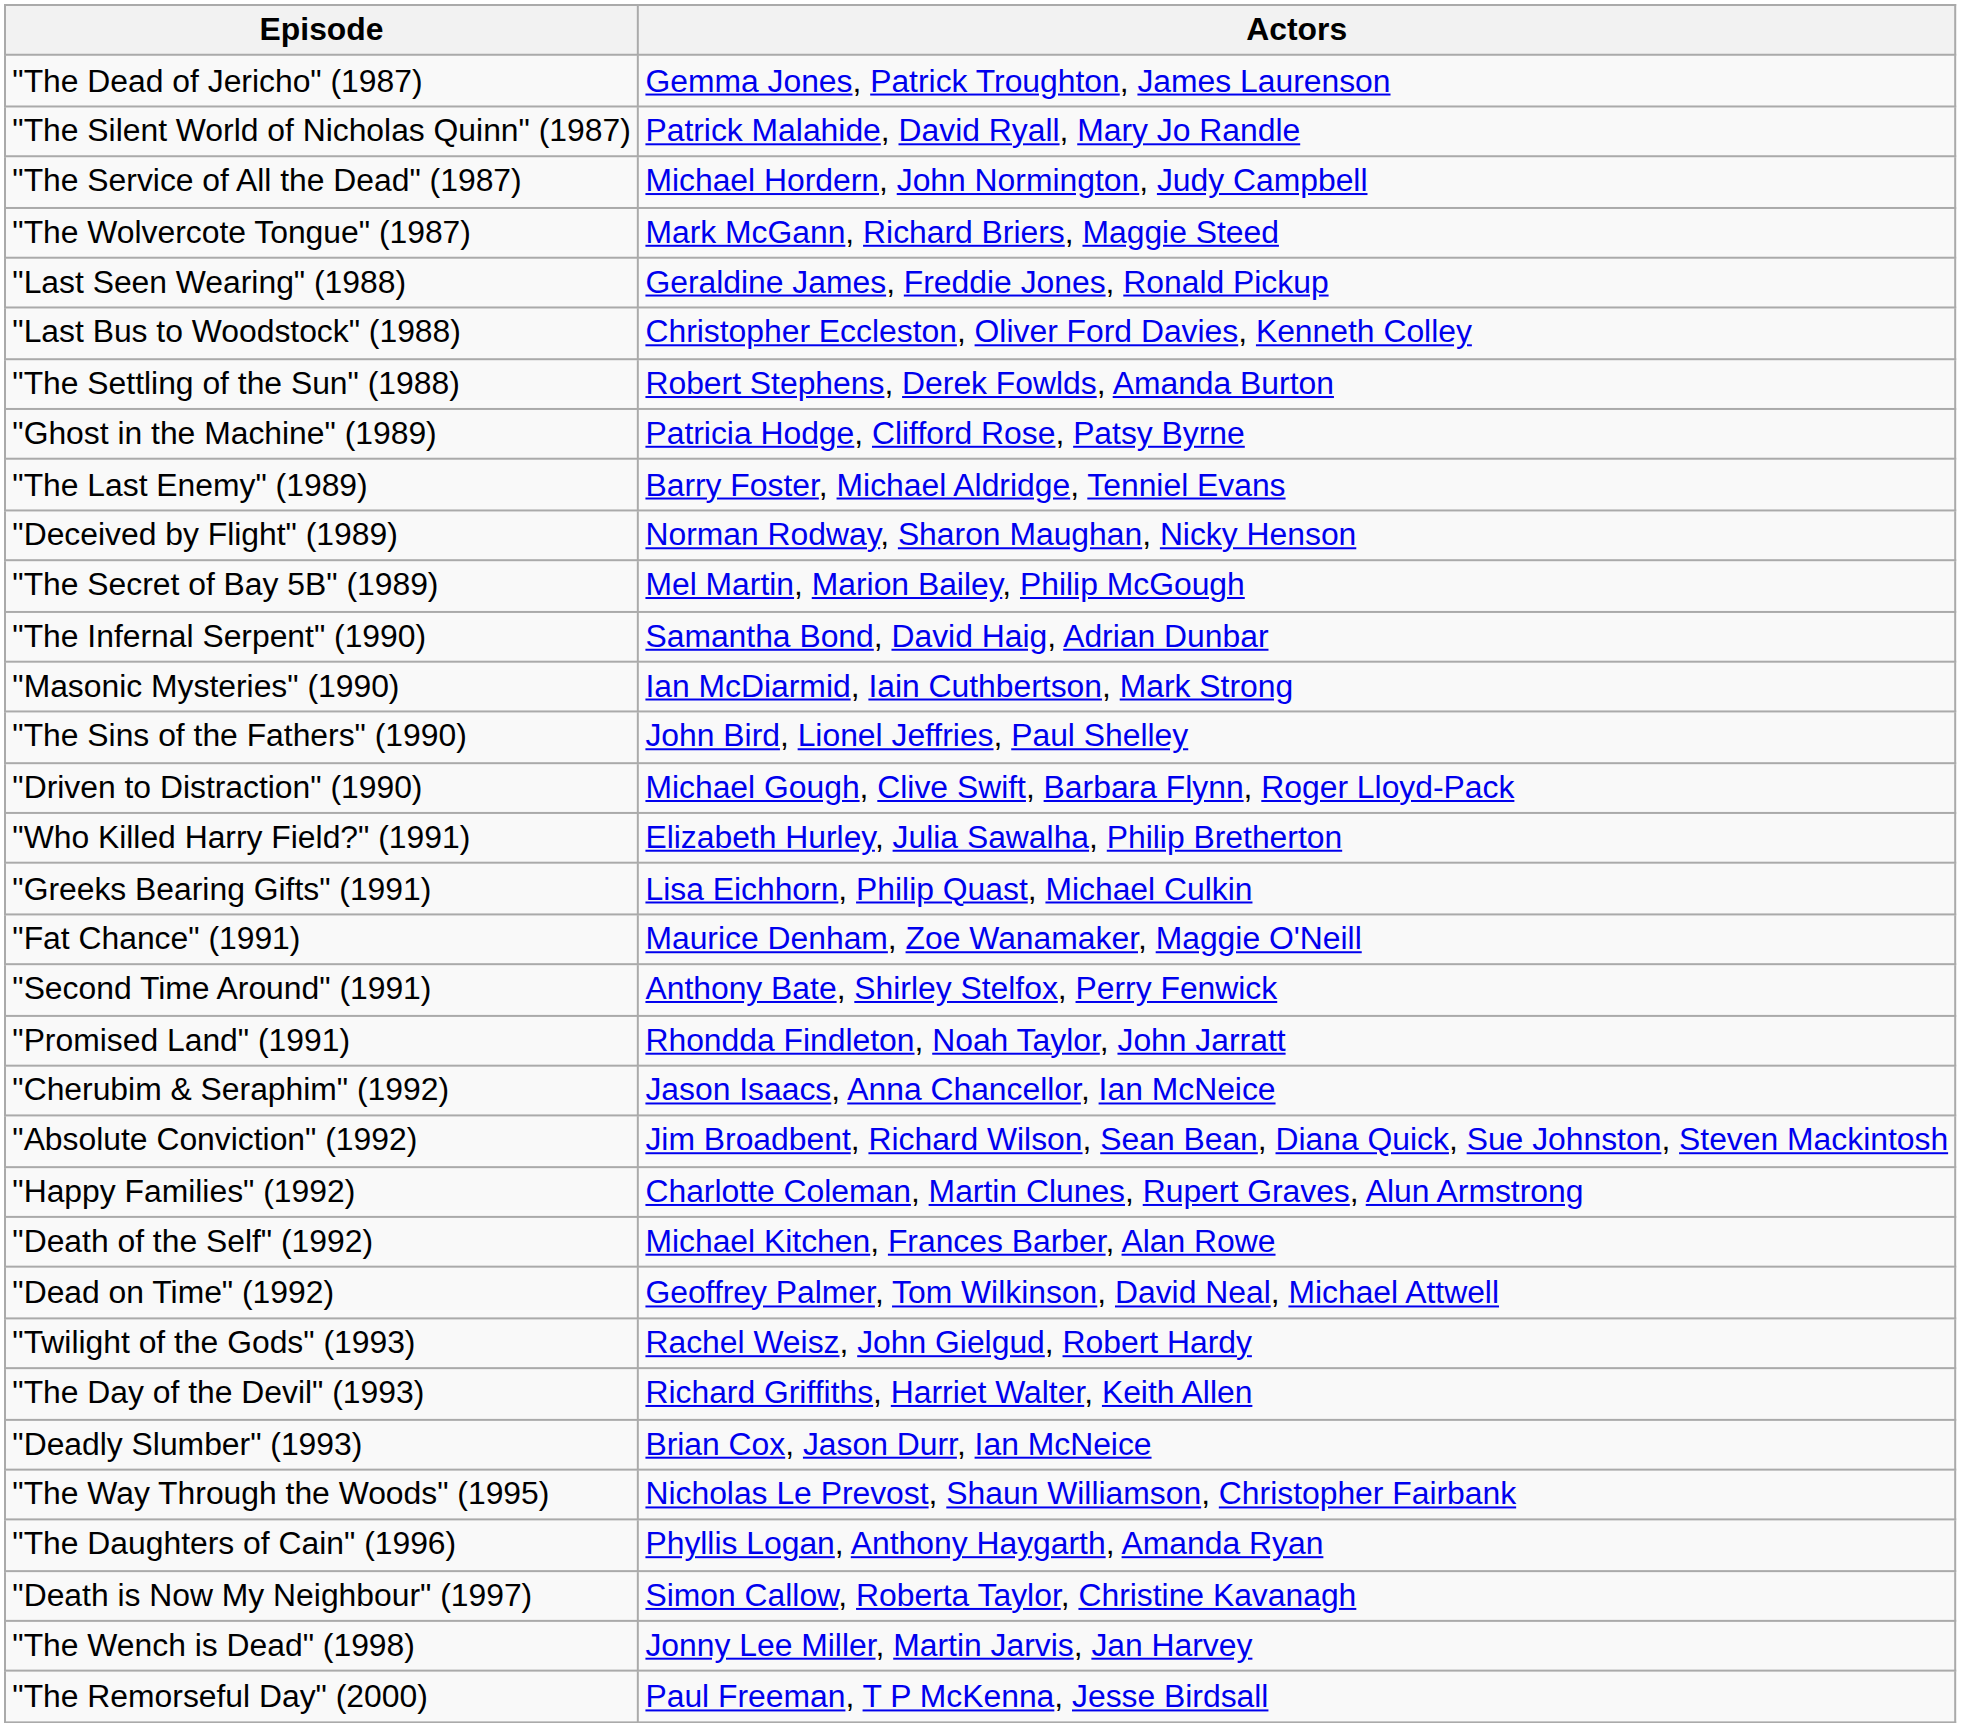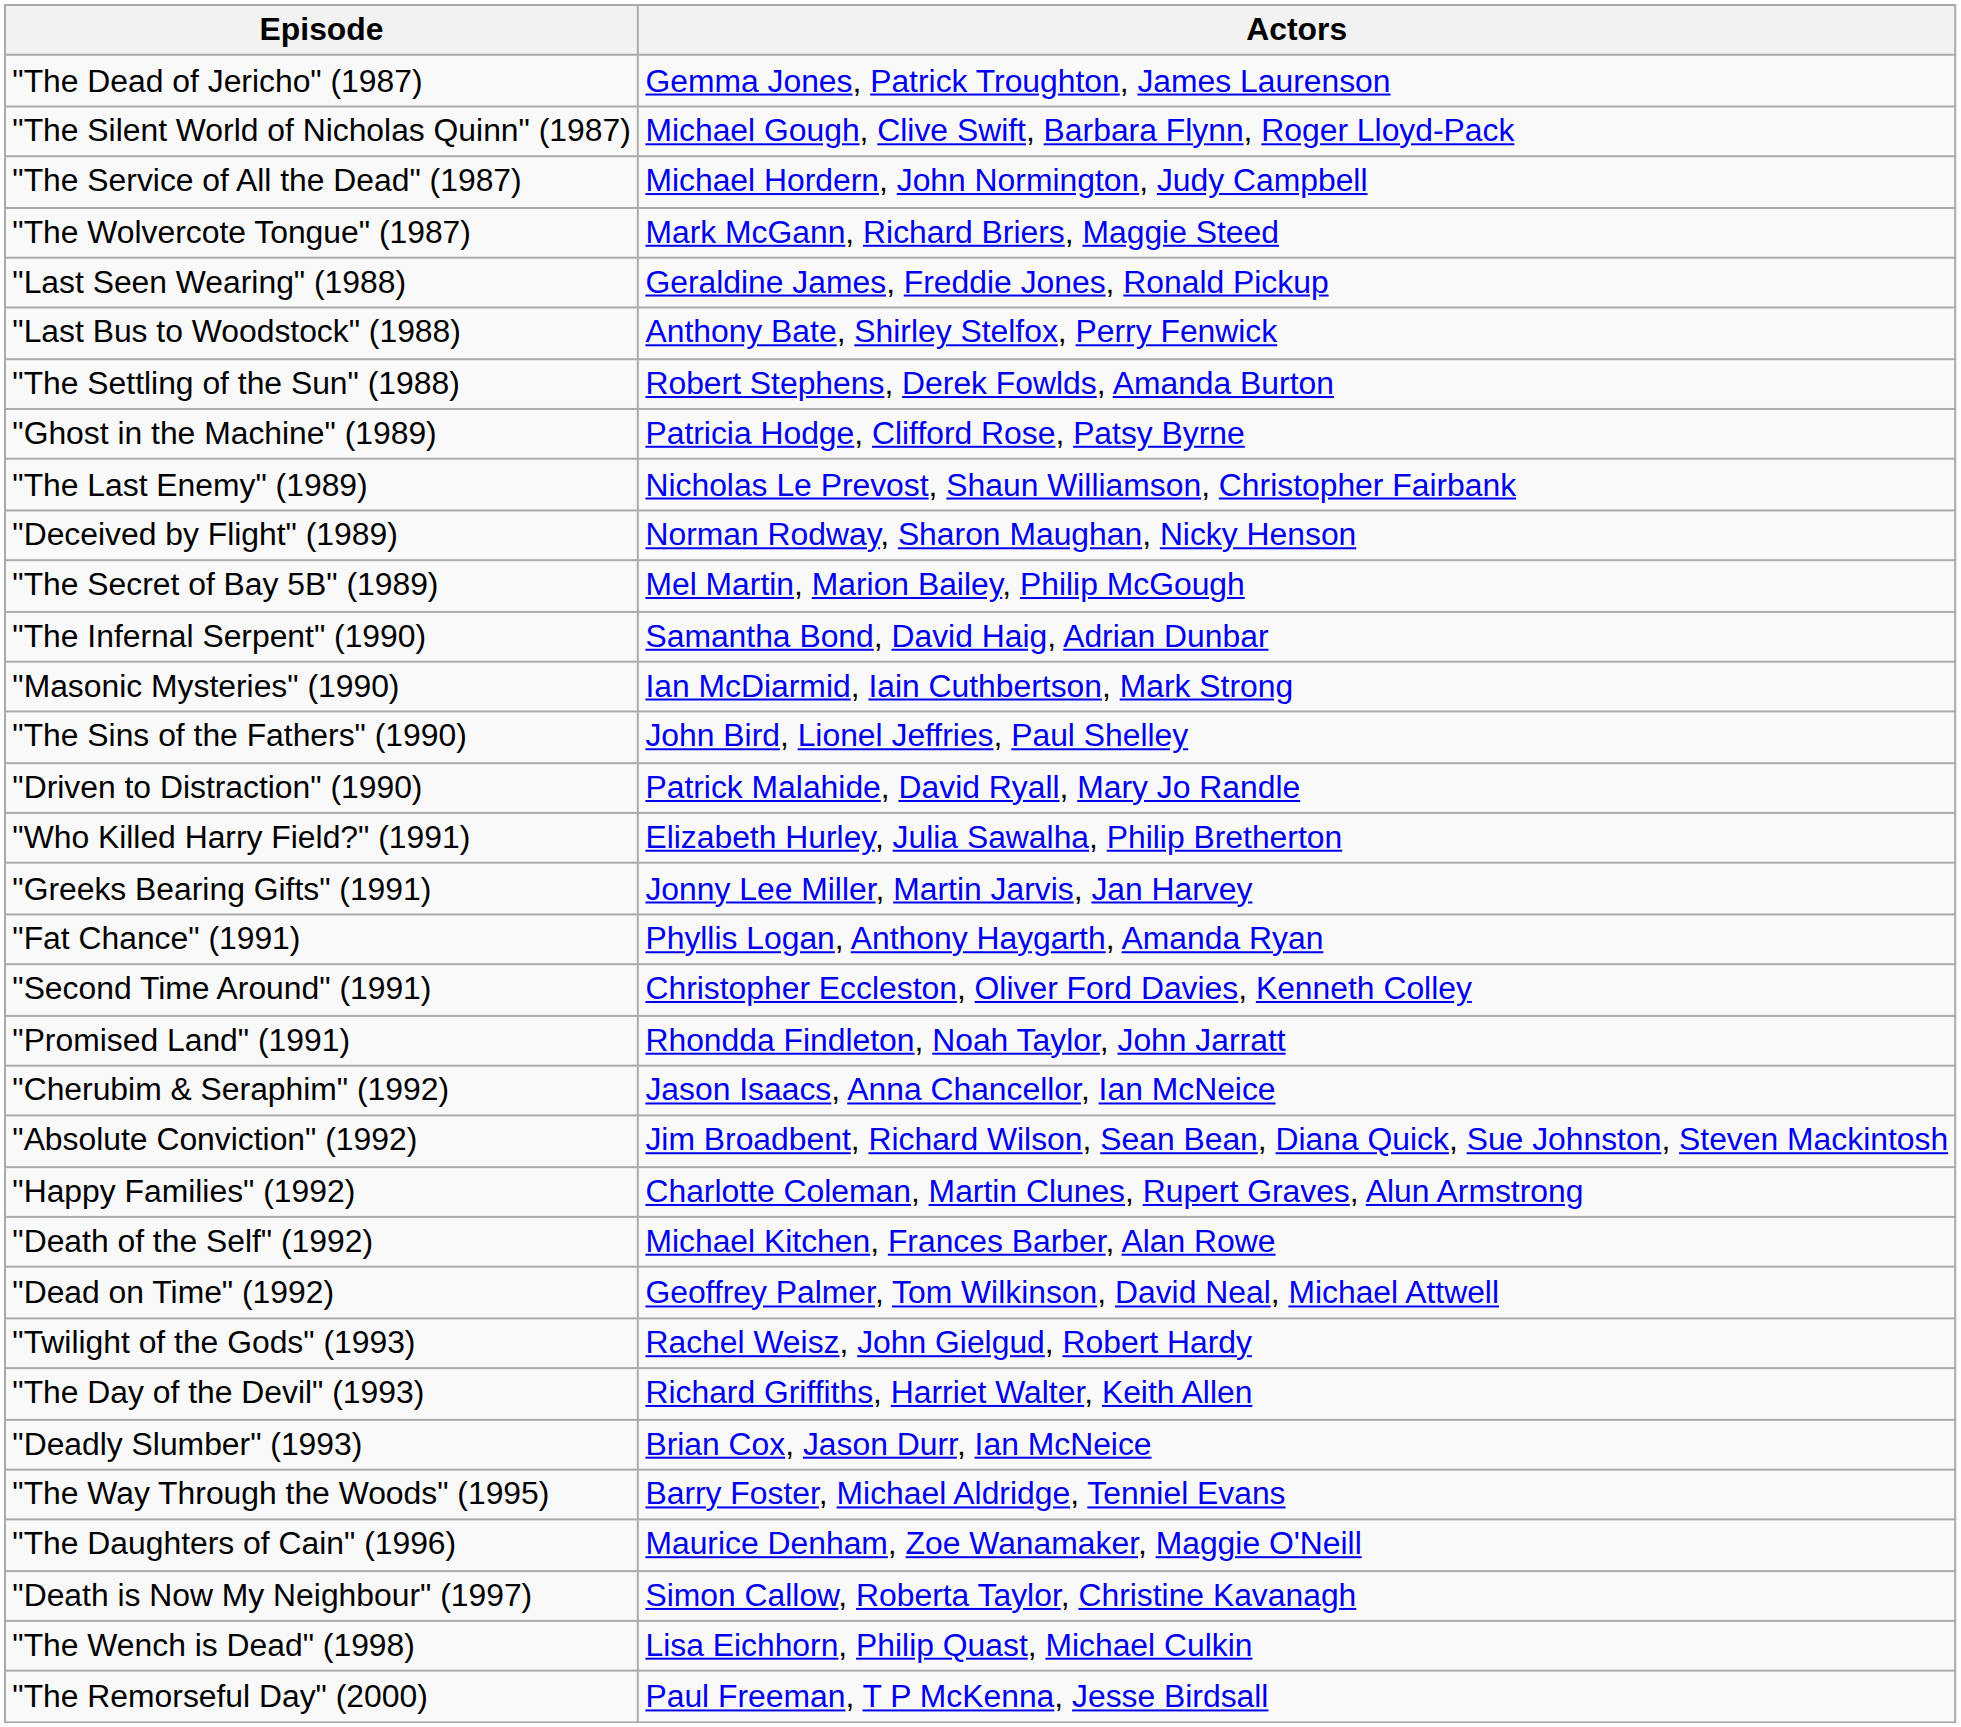(973, 130) Patrick Malahide, David Ryall, Mary Jo Randle -> (1080, 130) Michael Gough, Clive Swift, Barbara Flynn, Roger Lloyd-Pack
(1059, 332) Christopher Eccleston, Oliver Ford Davies, Kenneth Colley -> (961, 332) Anthony Bate, Shirley Stelfox, Perry Fenwick
(965, 484) Barry Foster, Michael Aldridge, Tenniel Evans -> (1081, 484) Nicholas Le Prevost, Shaun Williamson, Christopher Fairbank
(1080, 787) Michael Gough, Clive Swift, Barbara Flynn, Roger Lloyd-Pack -> (973, 787) Patrick Malahide, David Ryall, Mary Jo Randle
(949, 888) Lisa Eichhorn, Philip Quast, Michael Culkin -> (949, 888) Jonny Lee Miller, Martin Jarvis, Jan Harvey
(1004, 938) Maurice Denham, Zoe Wanamaker, Maggie O'Neill -> (984, 938) Phyllis Logan, Anthony Haygarth, Amanda Ryan
(961, 989) Anthony Bate, Shirley Stelfox, Perry Fenwick -> (1059, 989) Christopher Eccleston, Oliver Ford Davies, Kenneth Colley
(1081, 1494) Nicholas Le Prevost, Shaun Williamson, Christopher Fairbank -> (965, 1494) Barry Foster, Michael Aldridge, Tenniel Evans
(984, 1544) Phyllis Logan, Anthony Haygarth, Amanda Ryan -> (1004, 1544) Maurice Denham, Zoe Wanamaker, Maggie O'Neill
(949, 1645) Jonny Lee Miller, Martin Jarvis, Jan Harvey -> (949, 1645) Lisa Eichhorn, Philip Quast, Michael Culkin
